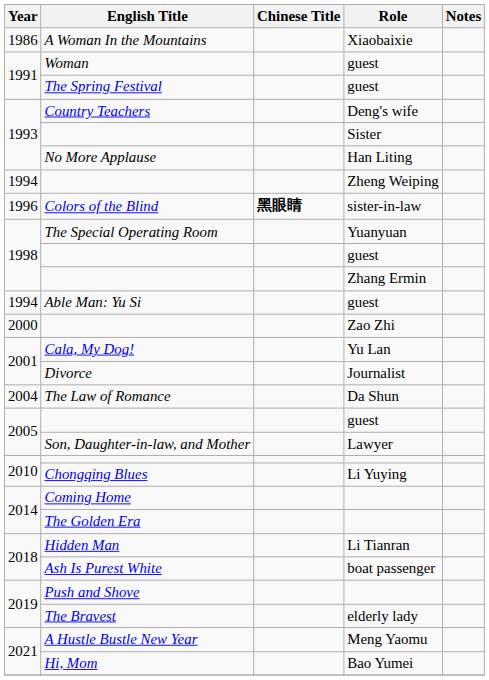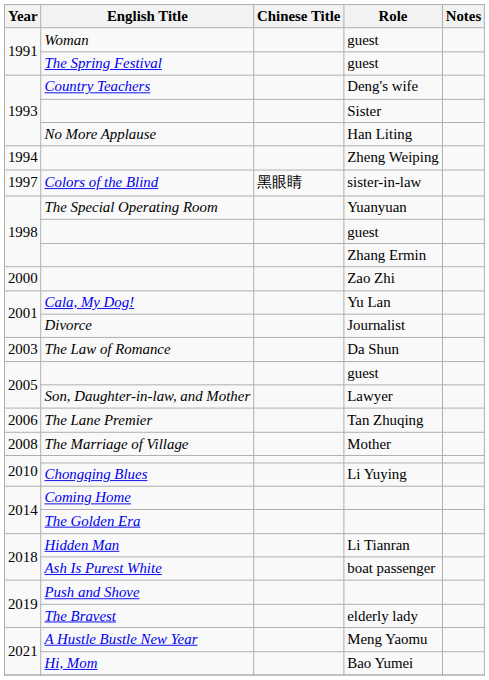- row: (126, 39)
(23, 206) 1996 -> (23, 182) 1997
(279, 206) bold -> (279, 182) normal
- row: (93, 302)
(23, 396) 2004 -> (23, 349) 2003
+ row: (98, 420)
+ row: (116, 443)
